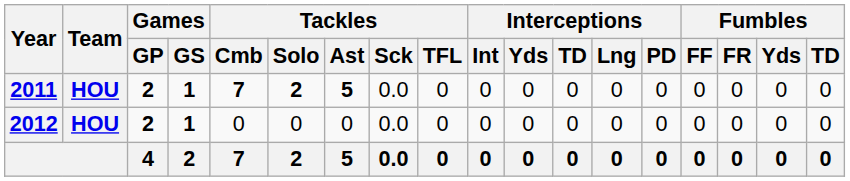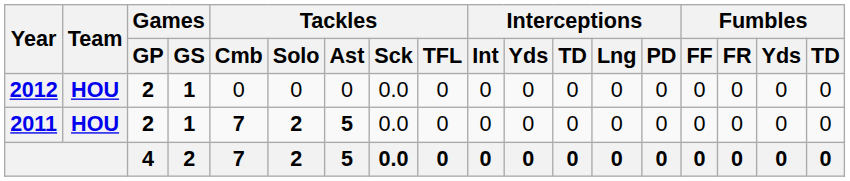rows swapped: (34, 90) <-> (34, 124)
